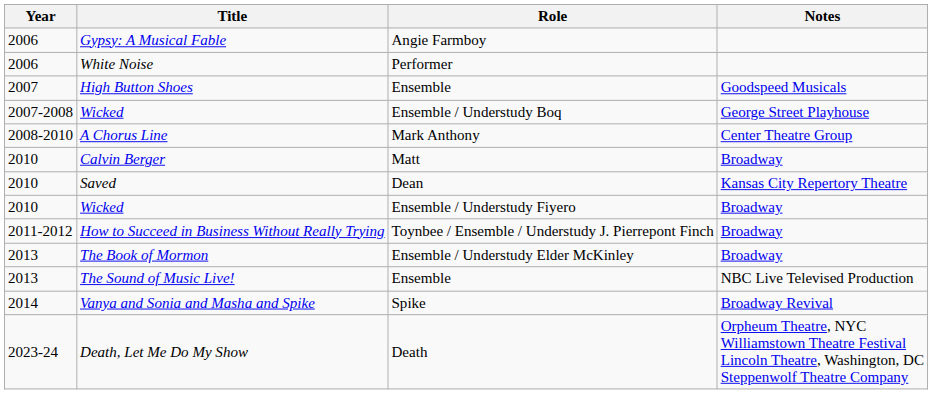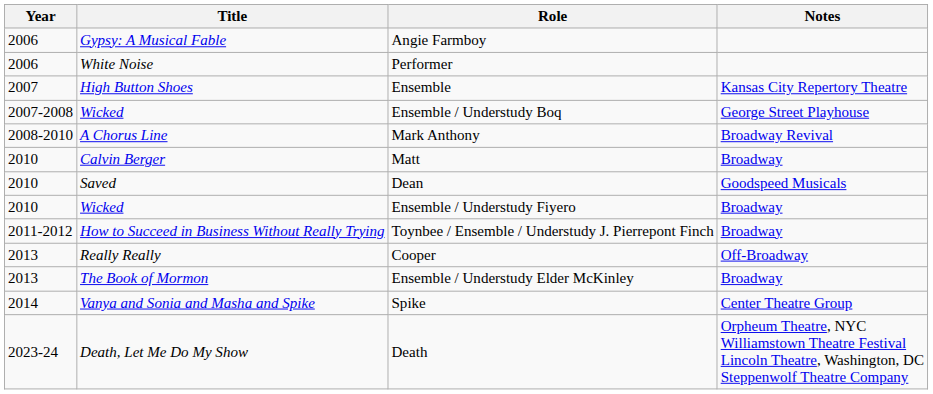(784, 87) Goodspeed Musicals -> (814, 87) Kansas City Repertory Theatre
(787, 135) Center Theatre Group -> (777, 135) Broadway Revival
(814, 183) Kansas City Repertory Theatre -> (784, 183) Goodspeed Musicals
+ row: (120, 254)
- row: (157, 278)
(777, 302) Broadway Revival -> (787, 302) Center Theatre Group
